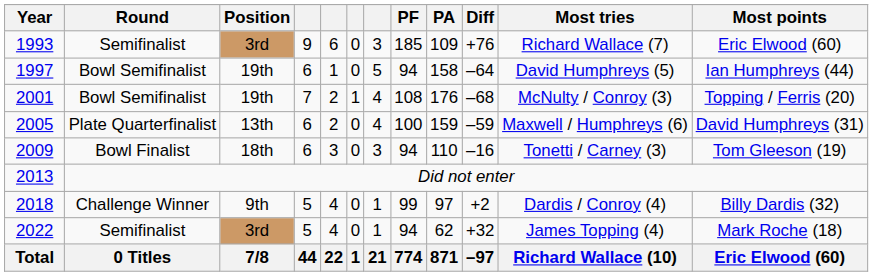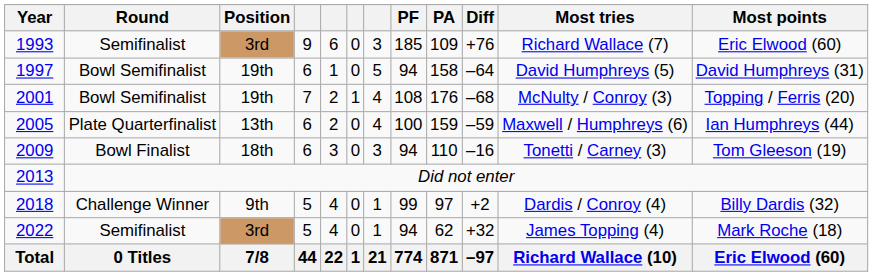(780, 71) Ian Humphreys (44) -> (780, 71) David Humphreys (31)
(780, 124) David Humphreys (31) -> (780, 124) Ian Humphreys (44)
